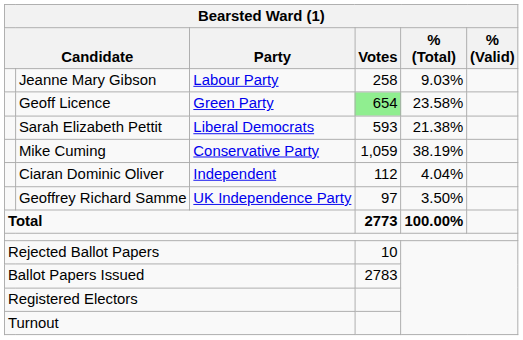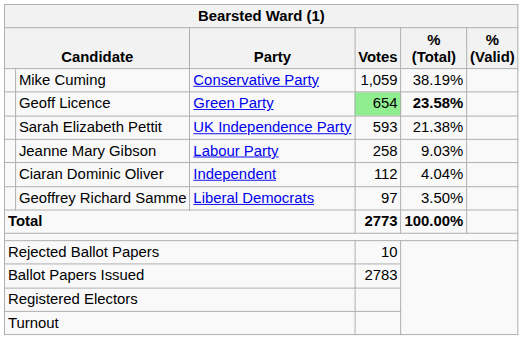rows swapped: (62, 151) <-> (88, 80)
(438, 103) normal -> (438, 103) bold
(254, 127) Liberal Democrats -> (272, 127) UK Independence Party
(272, 198) UK Independence Party -> (254, 198) Liberal Democrats
